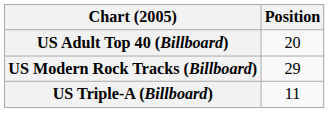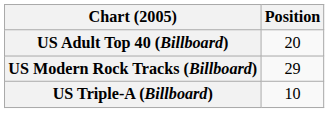(293, 94) 11 -> (293, 94) 10
